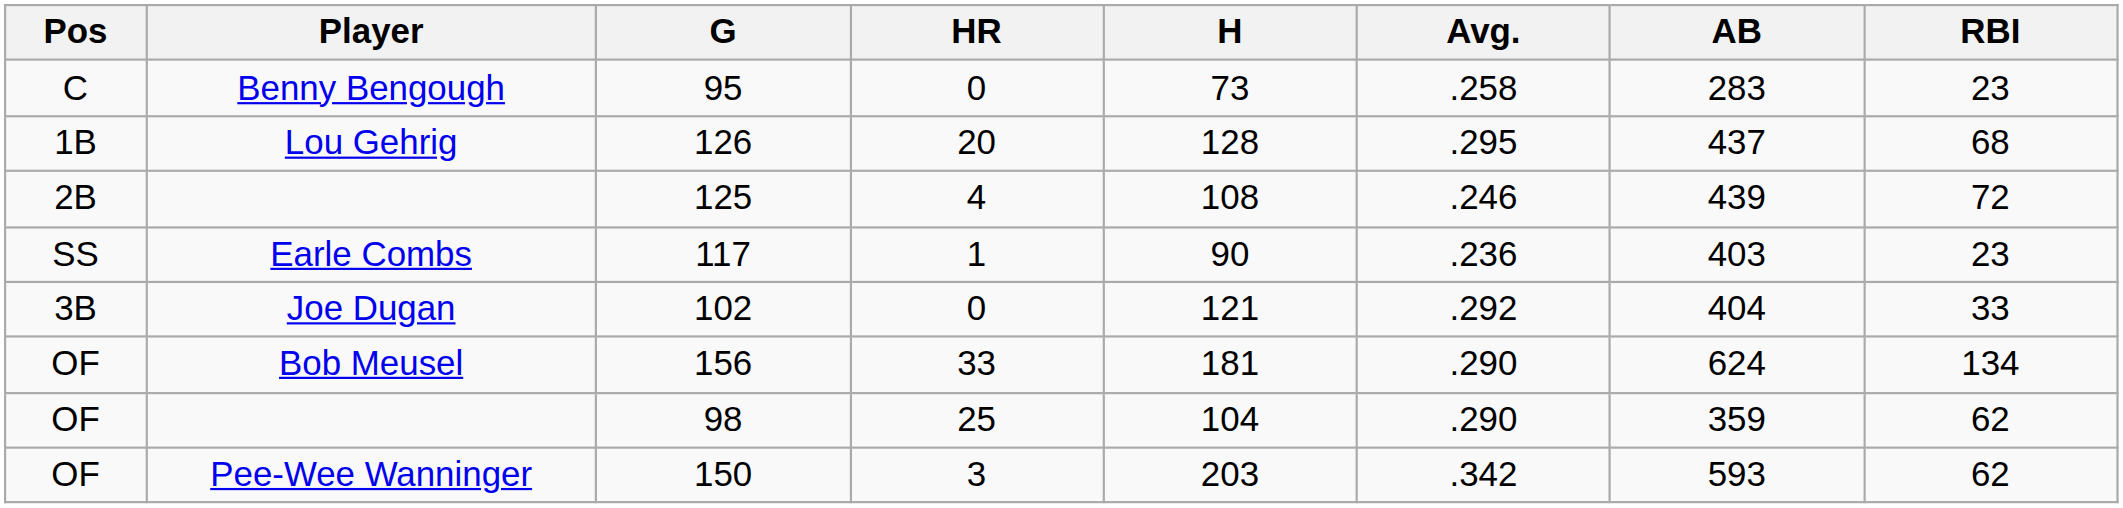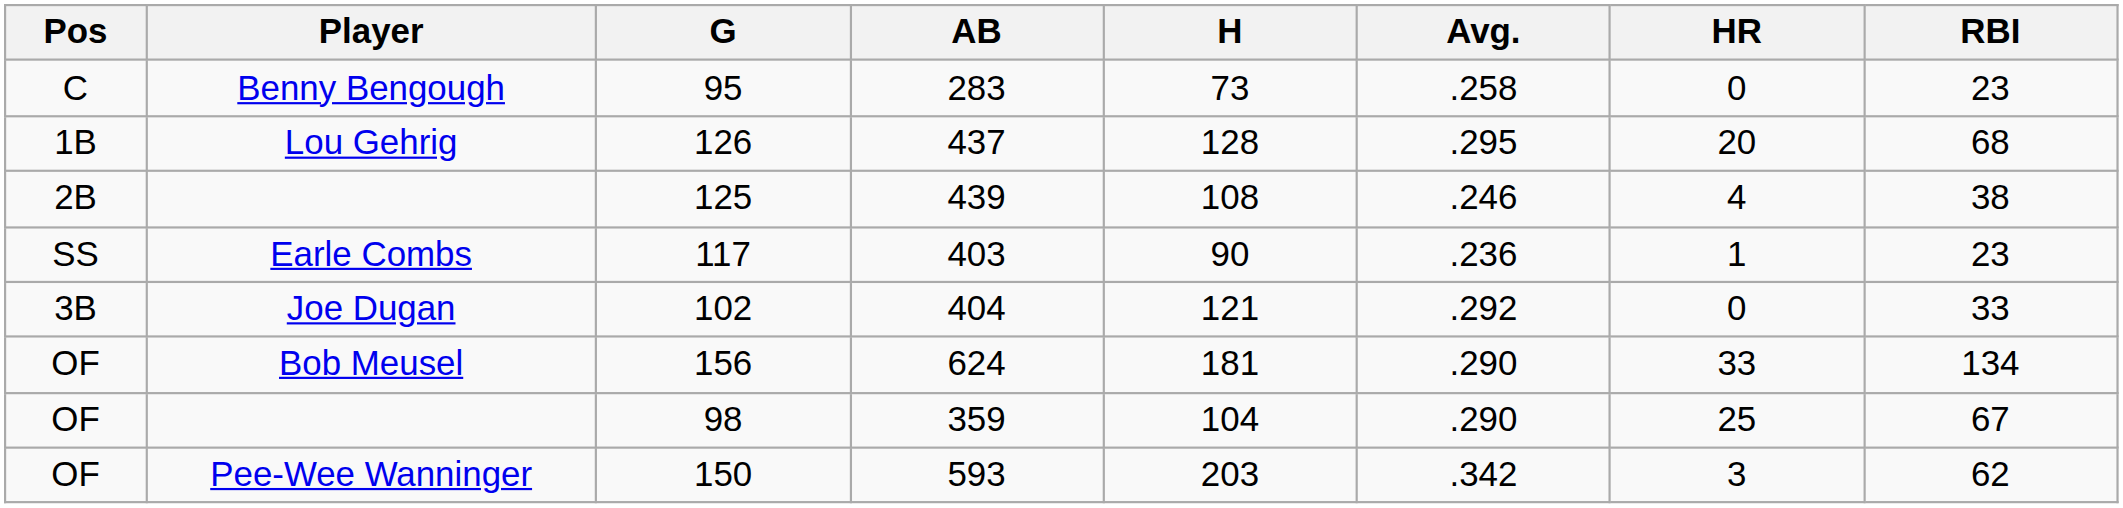columns swapped: (1737, 32) <-> (977, 32)
(1990, 198) 72 -> (1990, 198) 38
(1990, 419) 62 -> (1990, 419) 67
